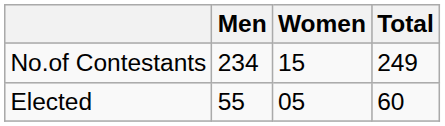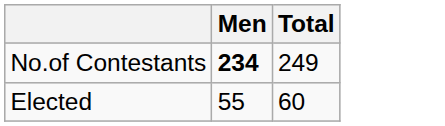- column: (322, 23)
(238, 62) normal -> (238, 62) bold
